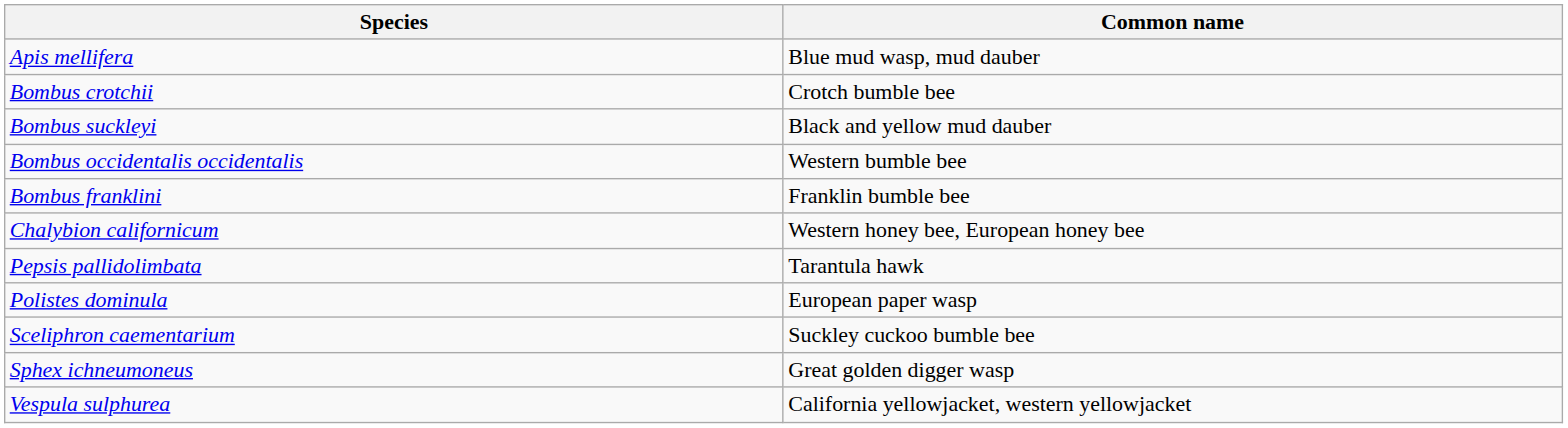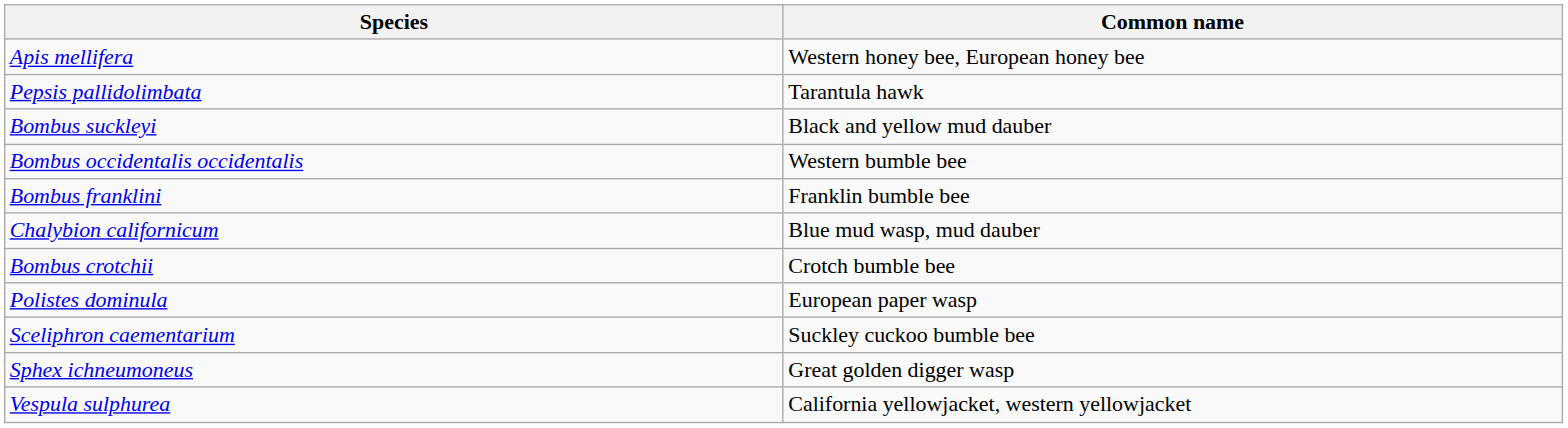(914, 56) Blue mud wasp, mud dauber -> (966, 56) Western honey bee, European honey bee
rows swapped: (81, 91) <-> (106, 265)
(966, 230) Western honey bee, European honey bee -> (914, 230) Blue mud wasp, mud dauber
